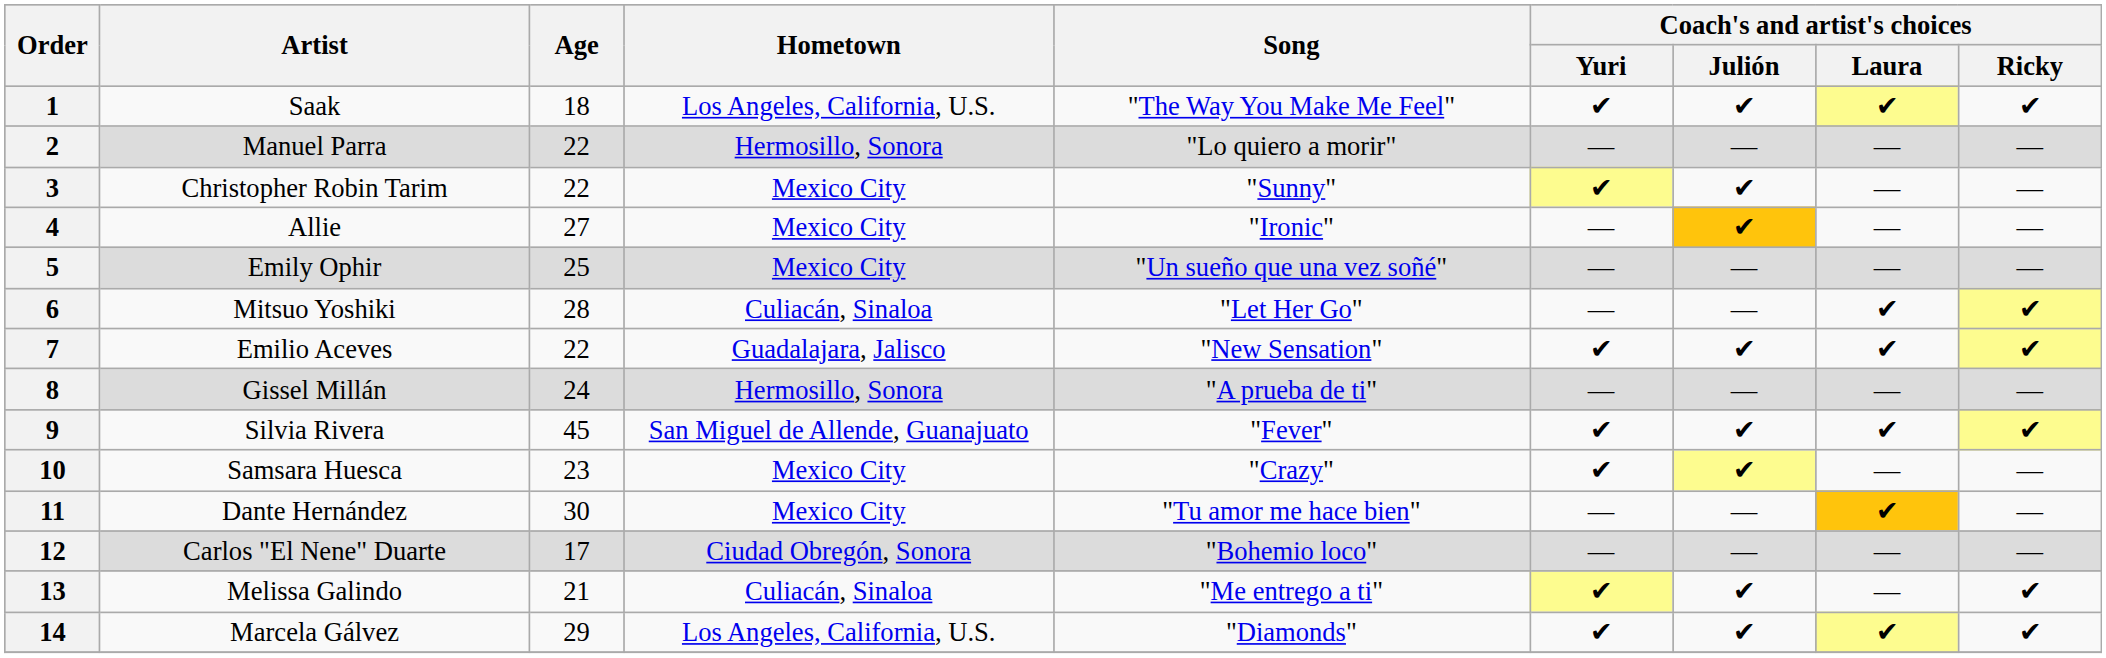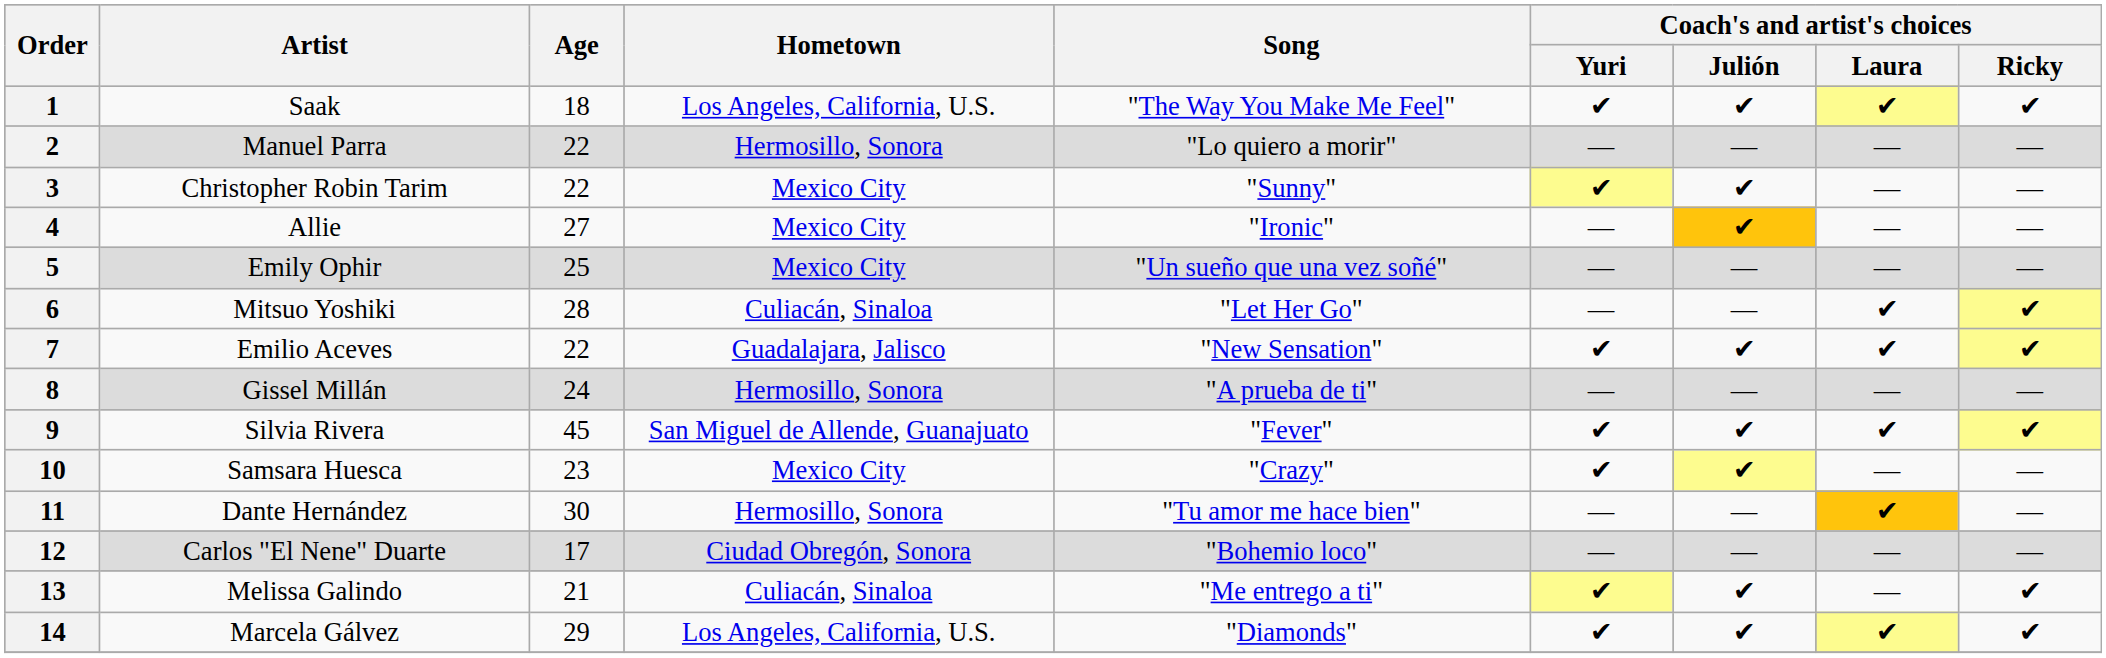(839, 511) Mexico City -> (839, 511) Hermosillo, Sonora
